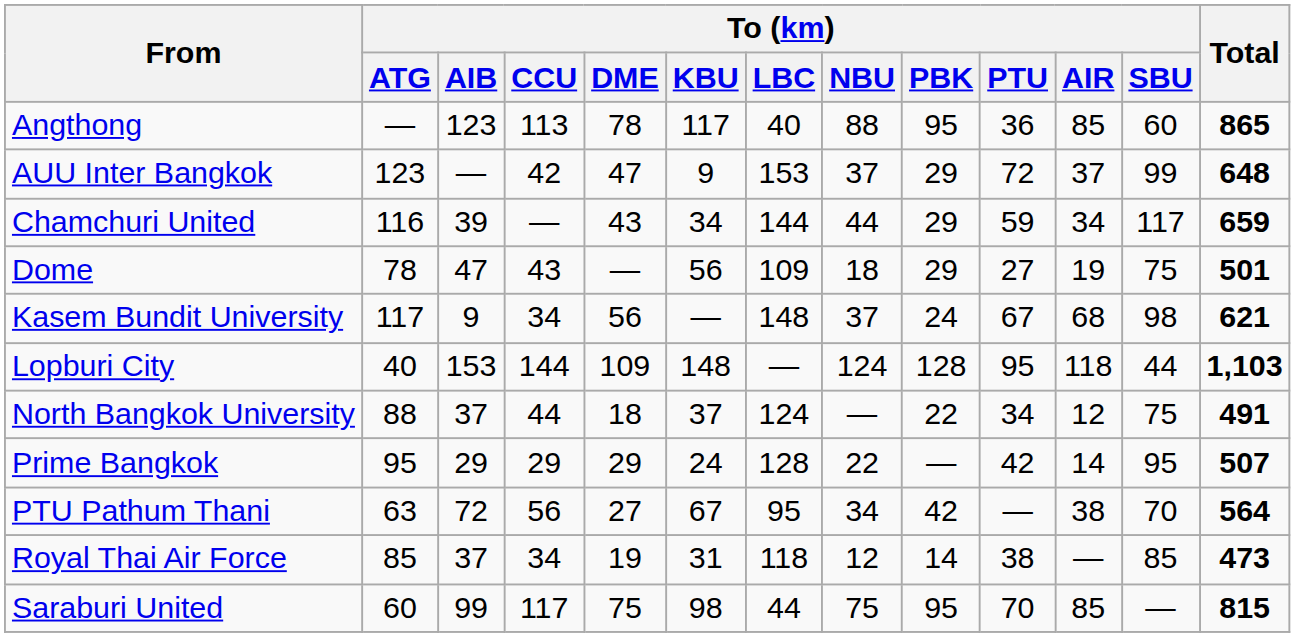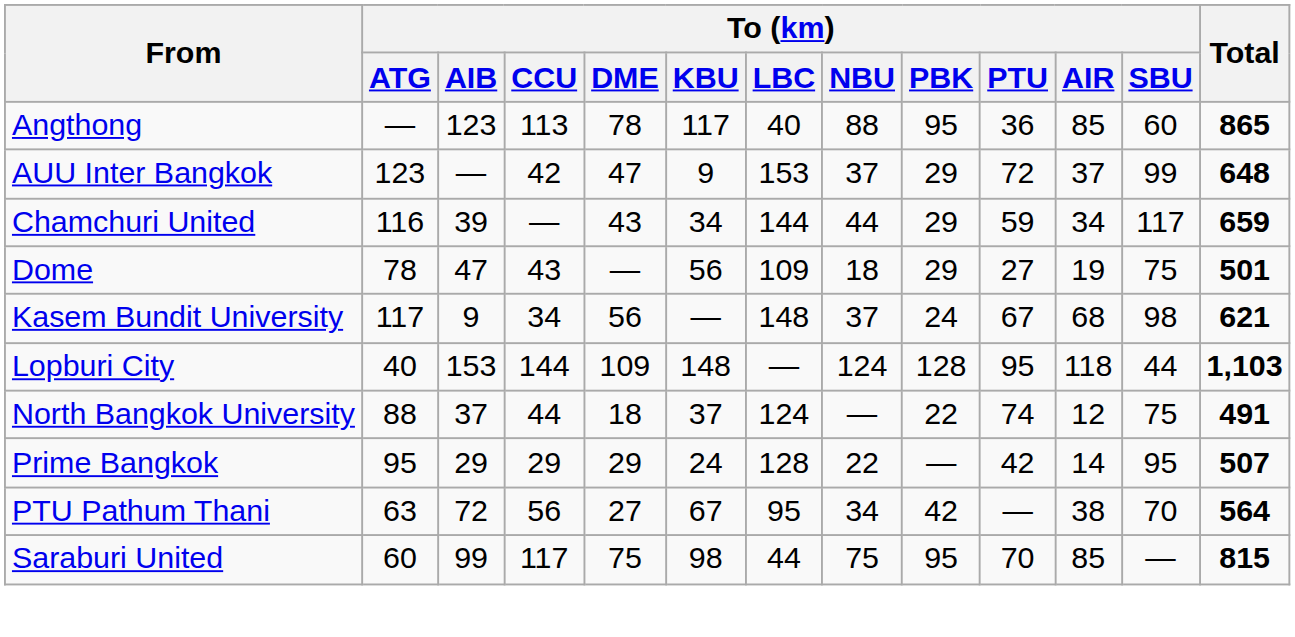(1018, 414) 34 -> (1018, 414) 74
- row: (149, 558)
